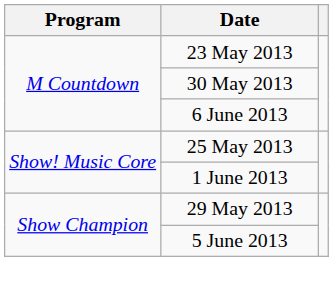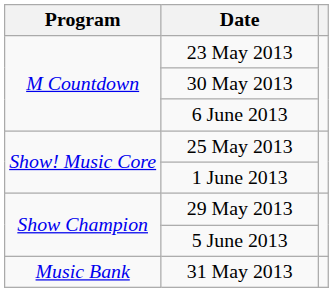+ row: (240, 271)
